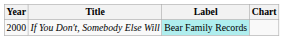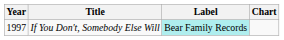(16, 27) 2000 -> (16, 27) 1997
